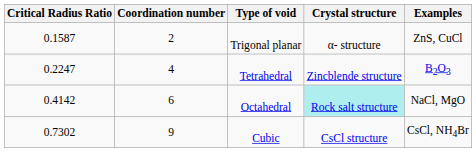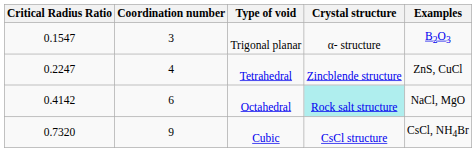(59, 38) 0.1587 -> (59, 38) 0.1547
(171, 38) 2 -> (171, 38) 3
(438, 38) ZnS, CuCl -> (438, 38) B2O3
(438, 69) B2O3 -> (438, 69) ZnS, CuCl
(59, 132) 0.7302 -> (59, 132) 0.7320
